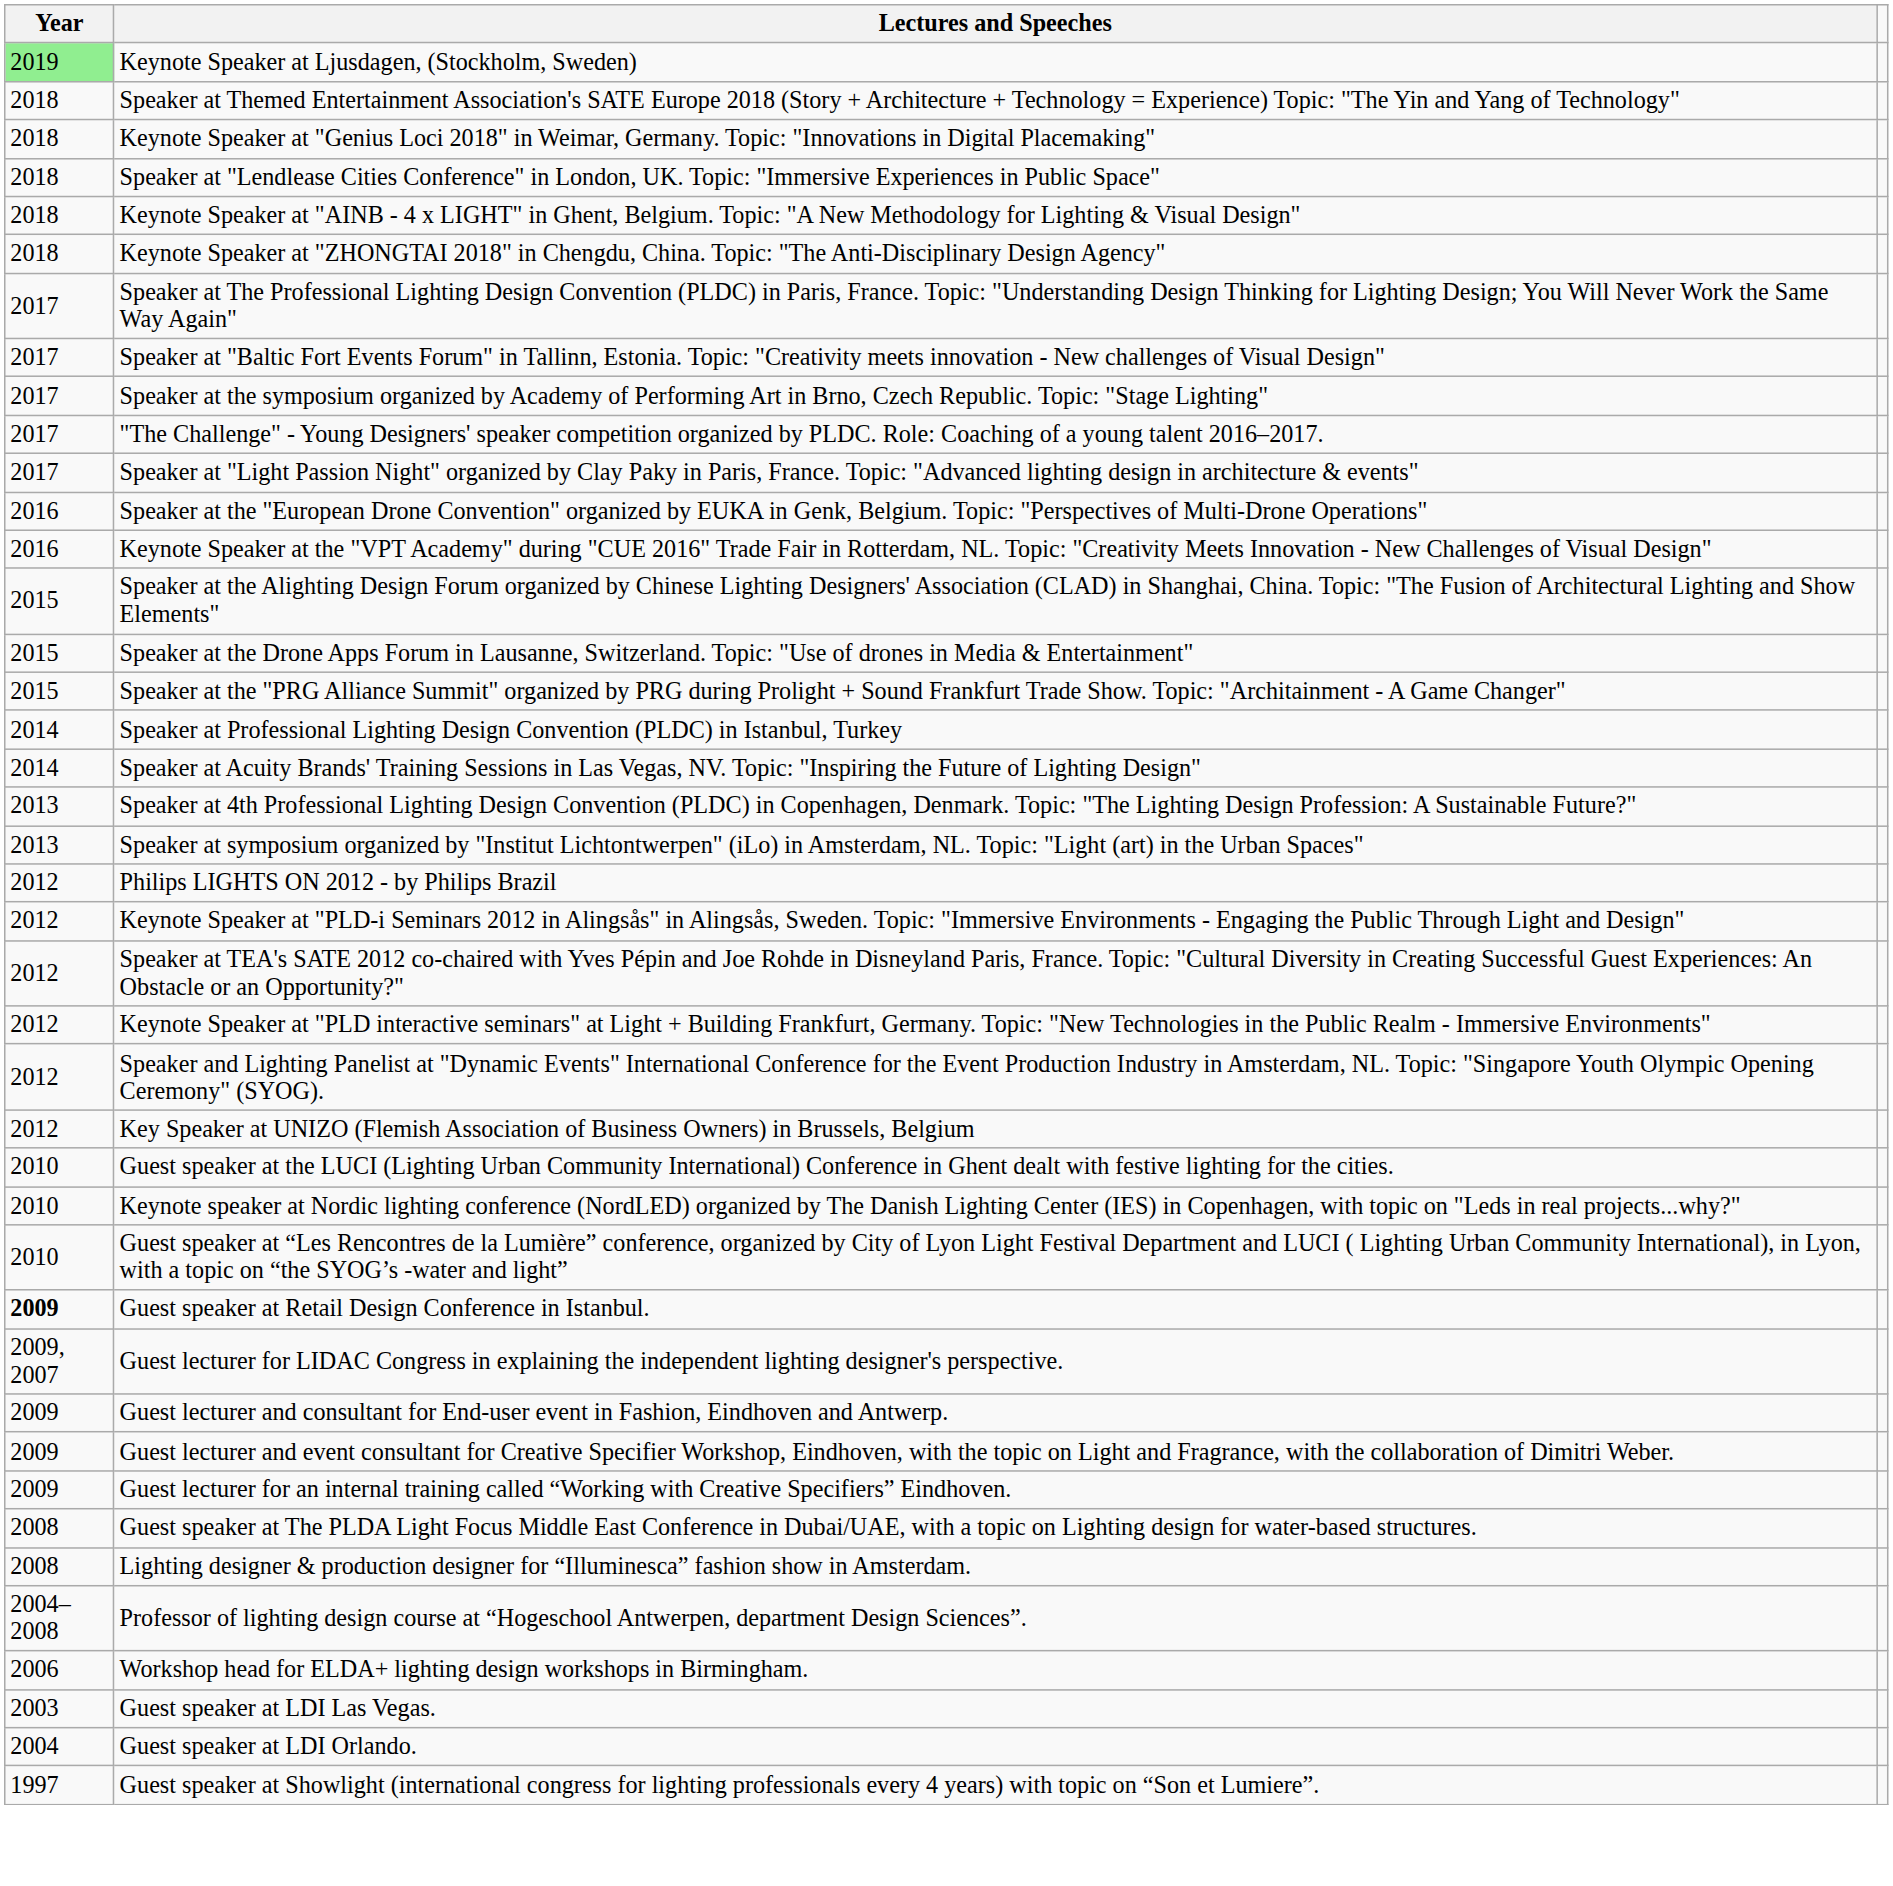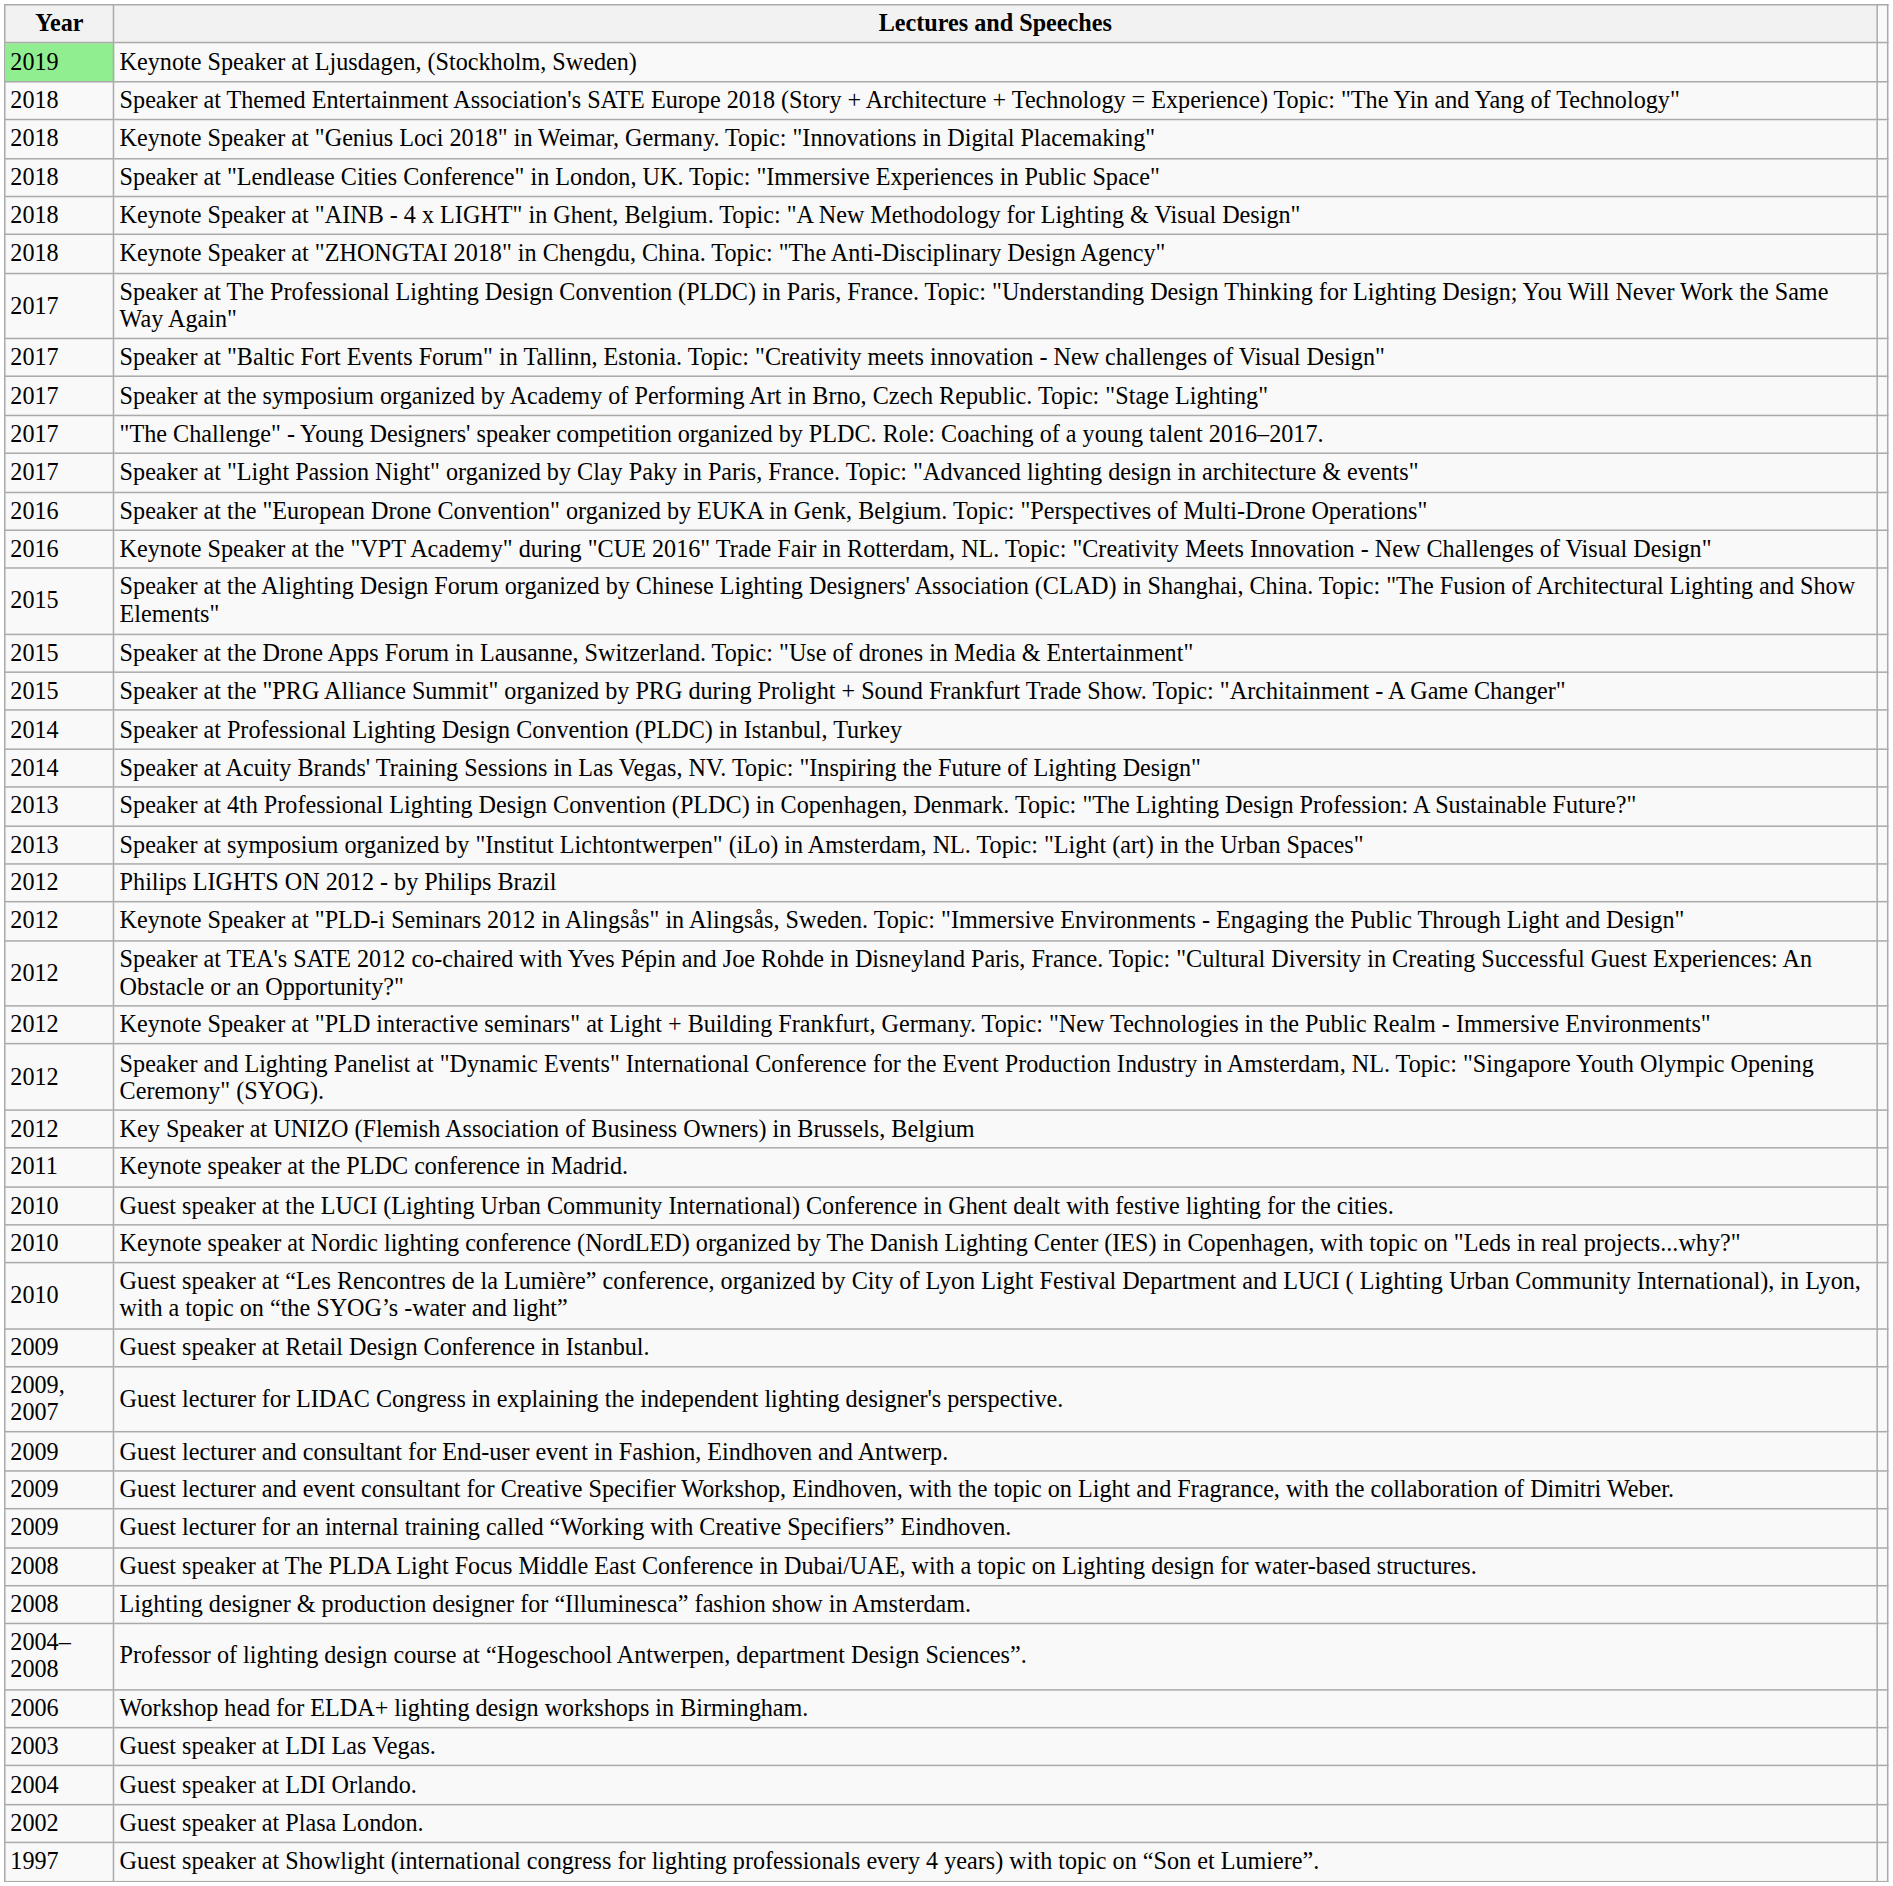+ row: (374, 1166)
(34, 1309) bold -> (34, 1347) normal
+ row: (272, 1823)
